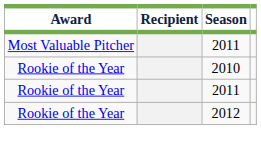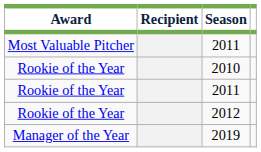+ row: (71, 135)
